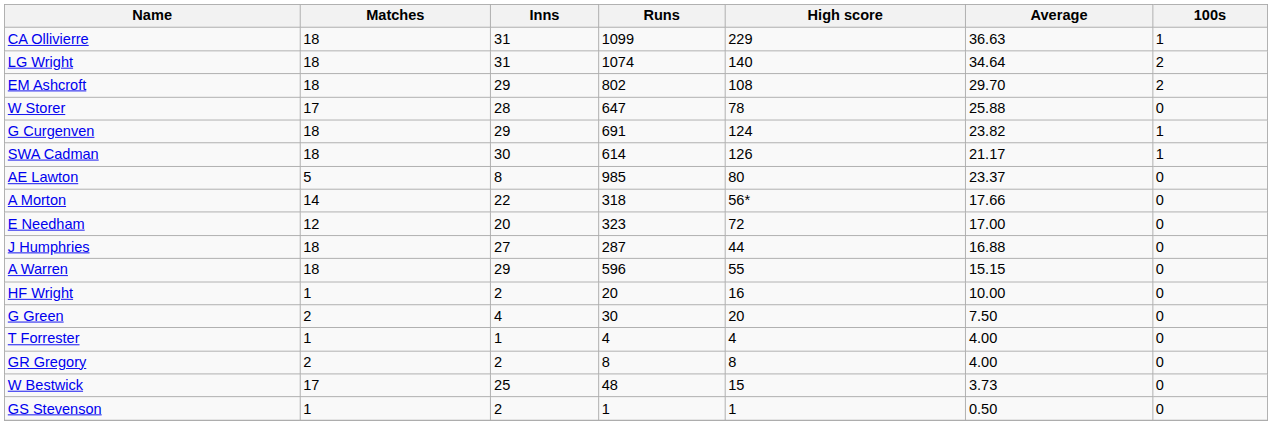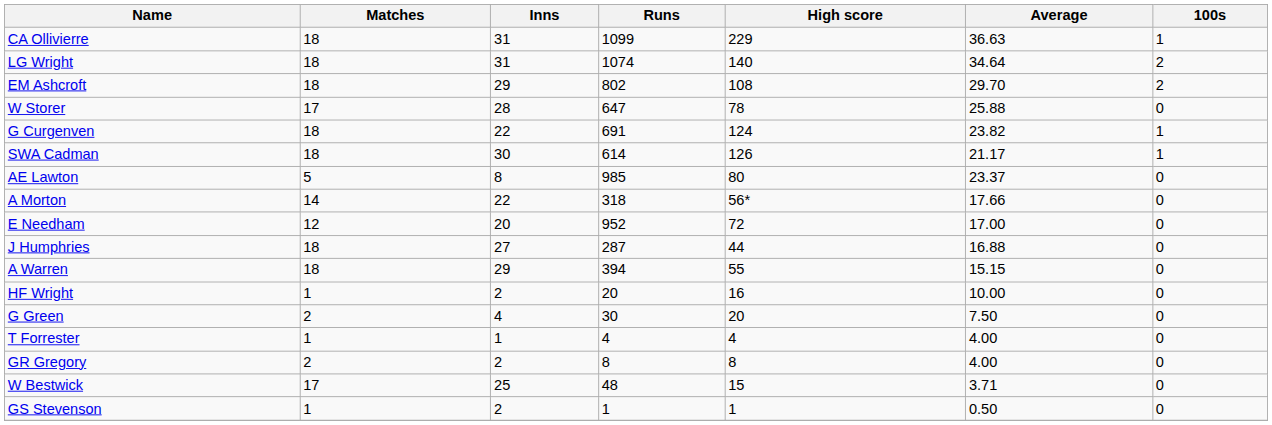(502, 131) 29 -> (502, 131) 22
(614, 223) 323 -> (614, 223) 952
(614, 270) 596 -> (614, 270) 394
(983, 385) 3.73 -> (983, 385) 3.71
